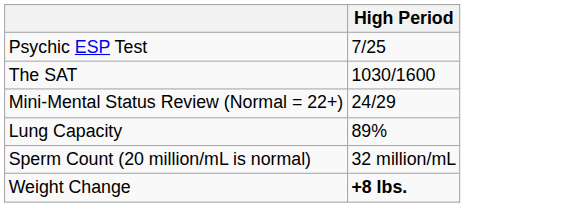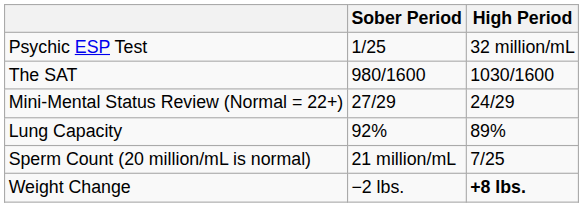+ column: (407, 18)
(369, 46) 7/25 -> (522, 46) 32 million/mL
(404, 159) 32 million/mL -> (487, 159) 7/25
